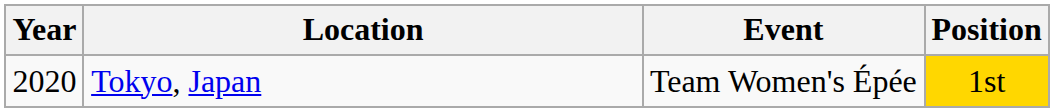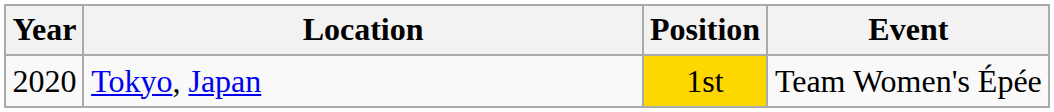columns swapped: (783, 29) <-> (987, 29)
